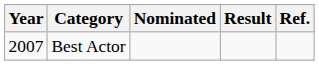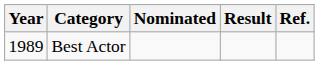(26, 45) 2007 -> (26, 45) 1989
